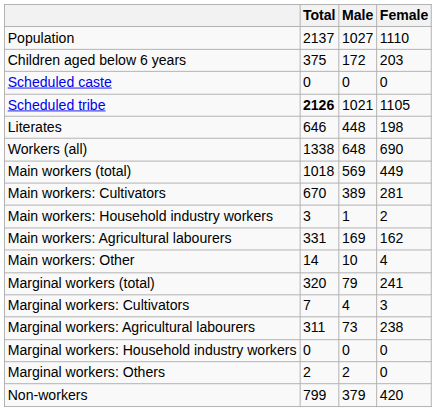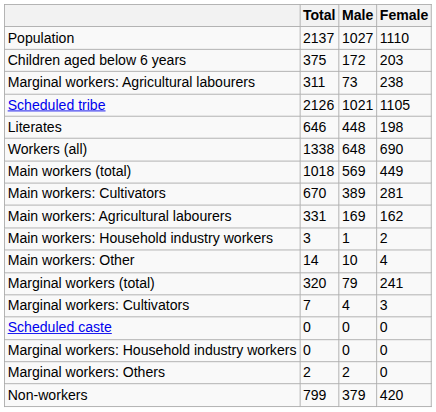rows swapped: (60, 82) <-> (131, 328)
(319, 104) bold -> (319, 104) normal
rows swapped: (120, 238) <-> (140, 216)
